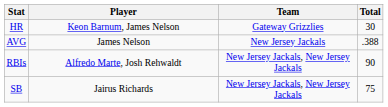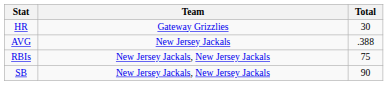- column: (123, 12)
(370, 63) 90 -> (366, 57) 75
(370, 89) 75 -> (366, 73) 90
